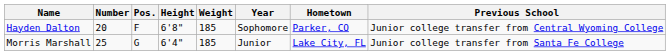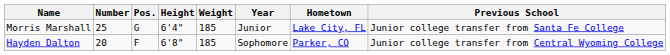rows swapped: (43, 27) <-> (49, 42)
